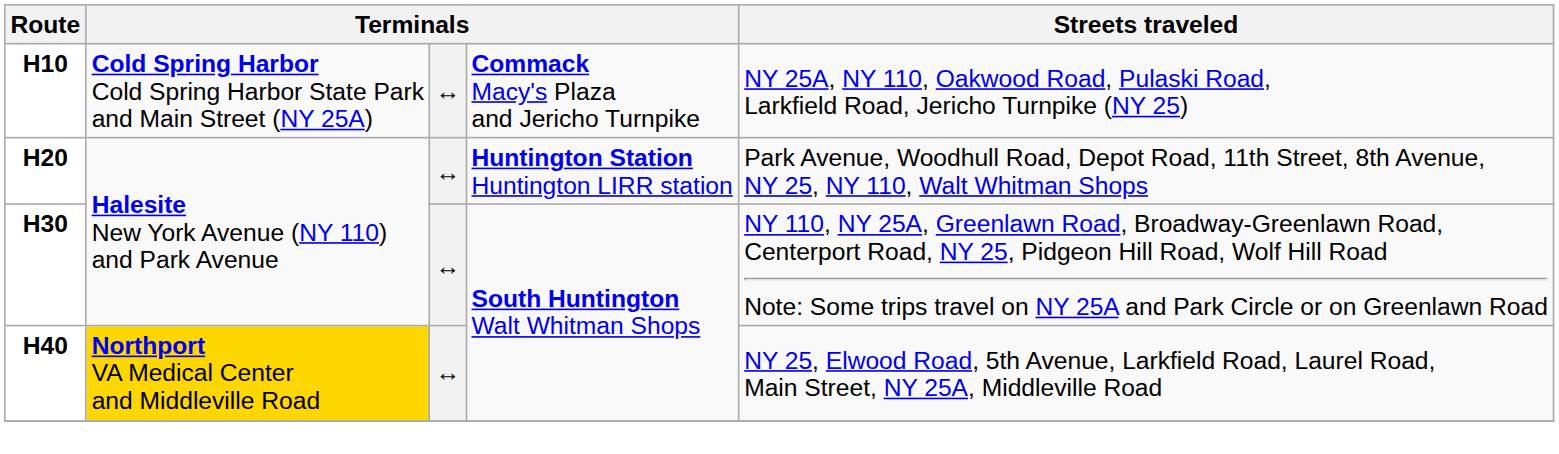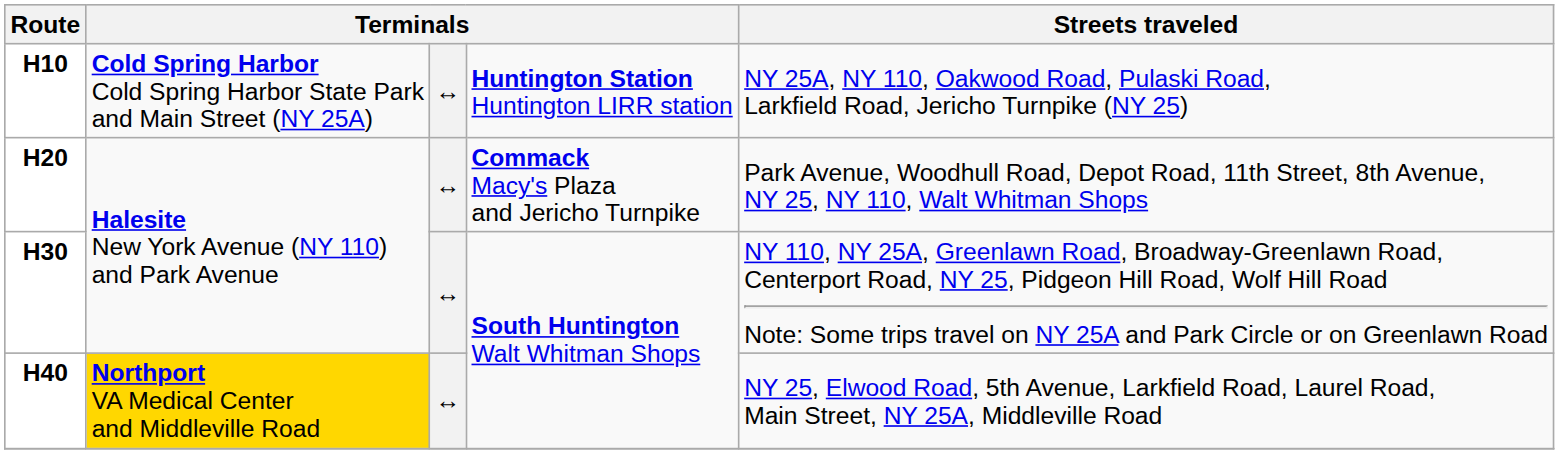(586, 91) Commack Macy's Plaza and Jericho Turnpike -> (602, 91) Huntington Station Huntington LIRR station
(602, 171) Huntington Station Huntington LIRR station -> (586, 185) Commack Macy's Plaza and Jericho Turnpike
